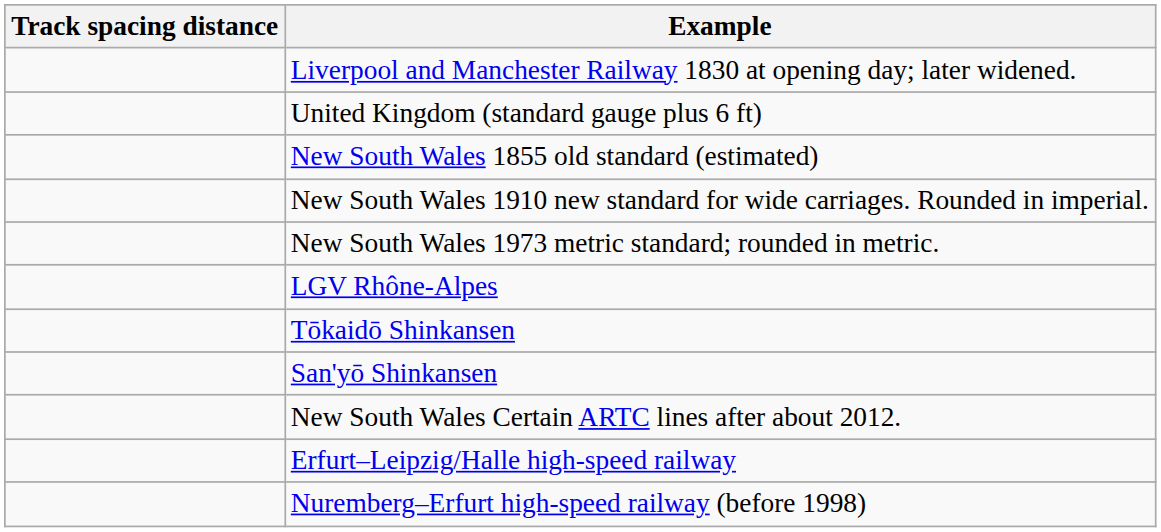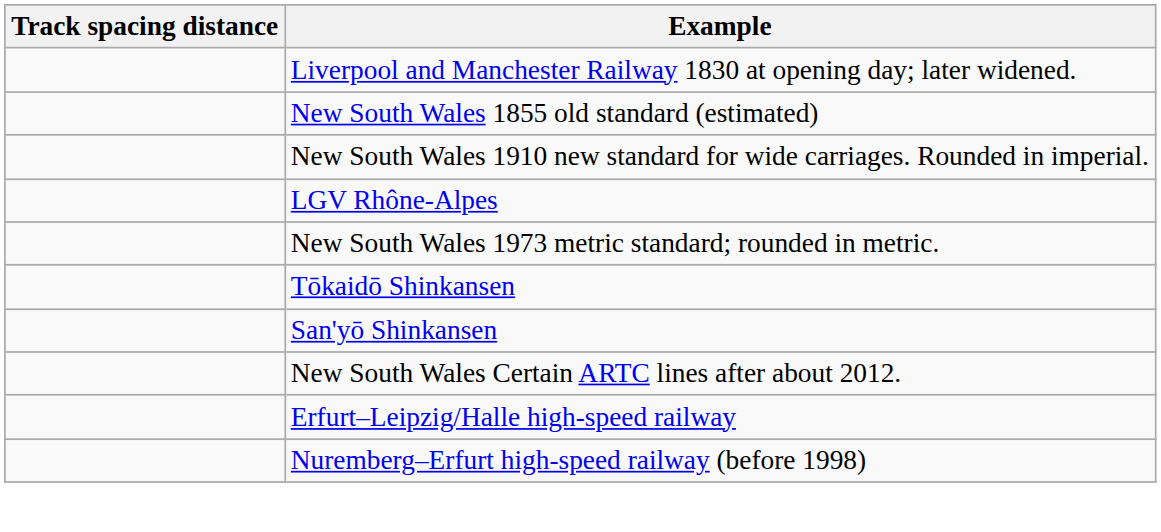- row: (526, 112)
rows swapped: (615, 243) <-> (394, 286)
